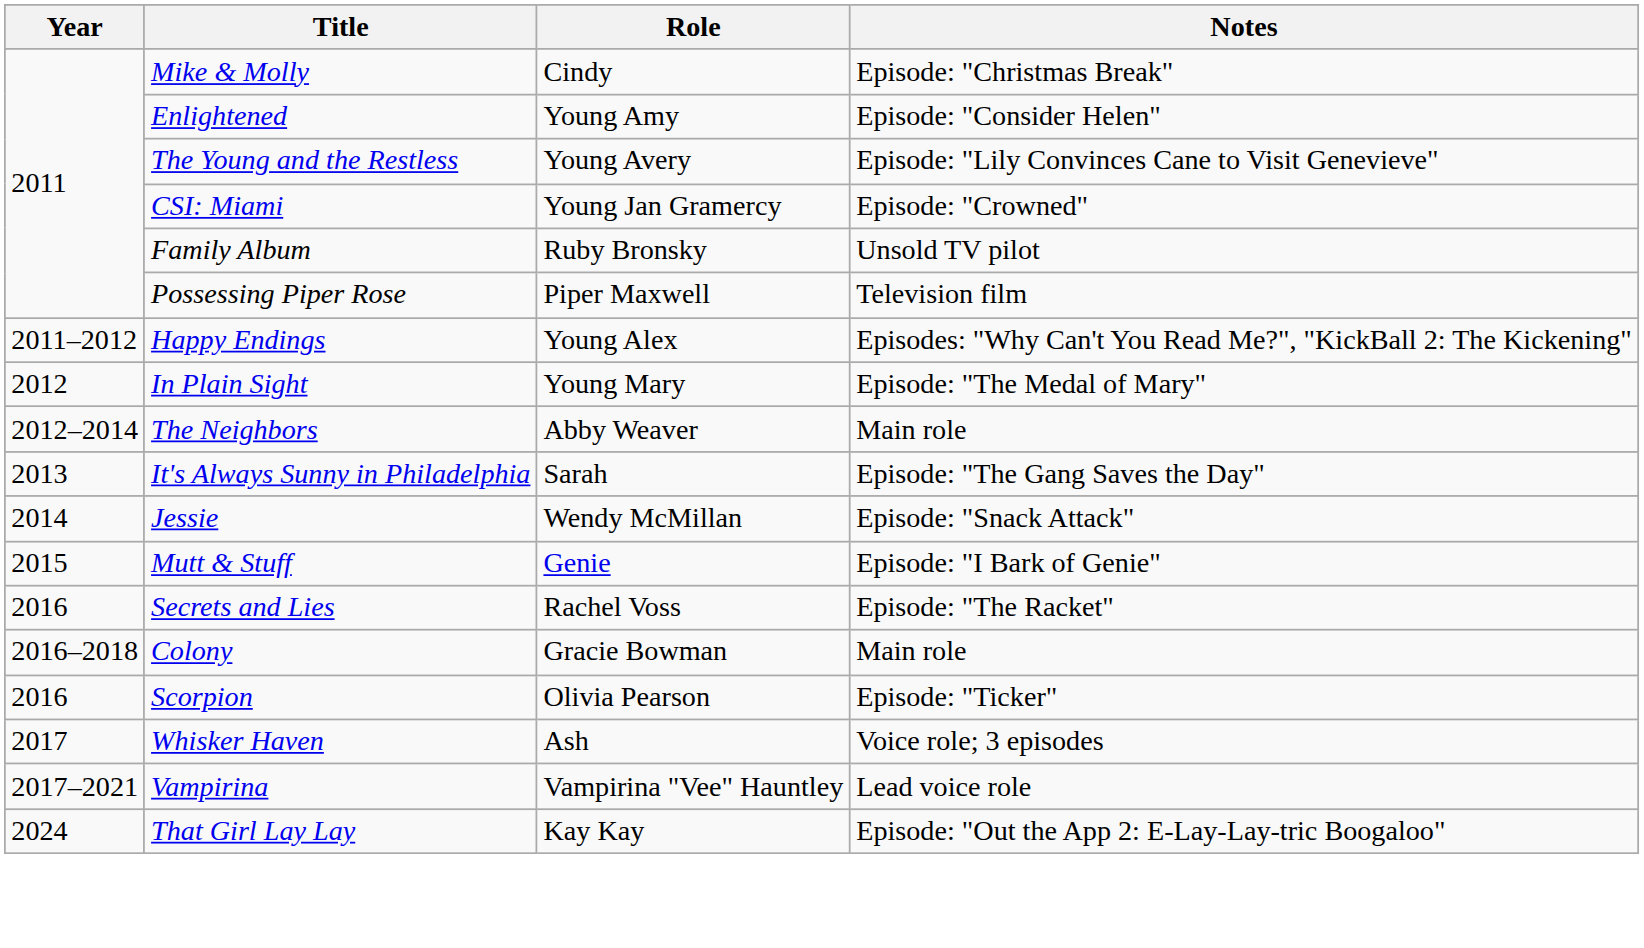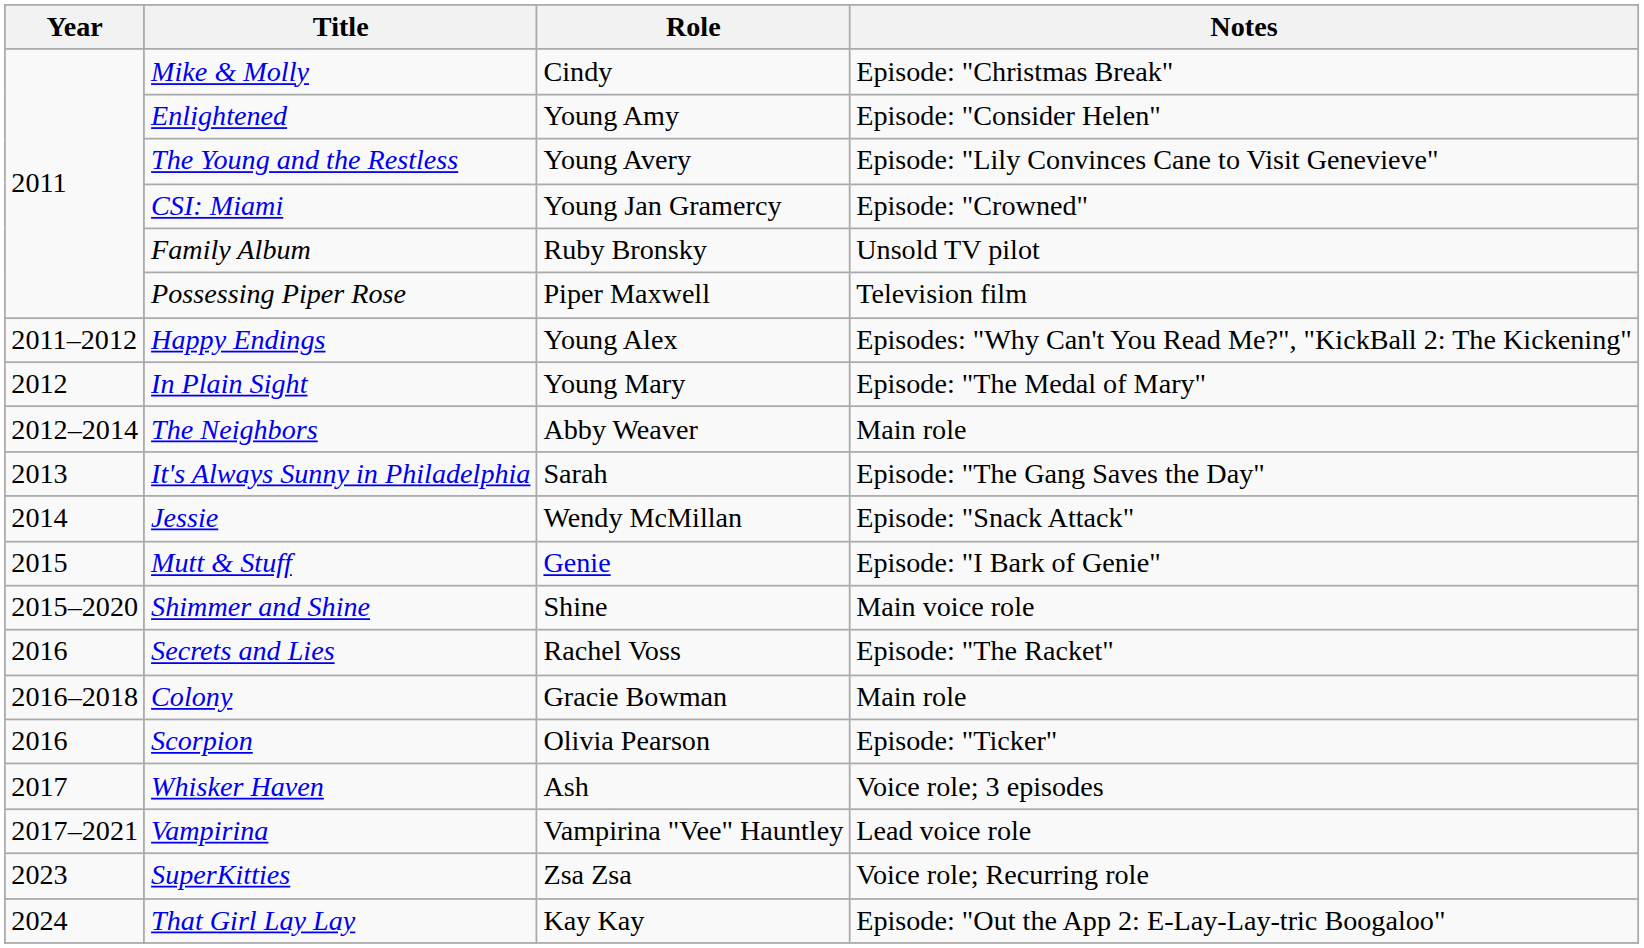+ row: (261, 607)
+ row: (221, 875)
